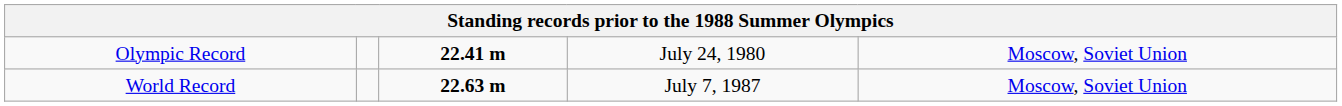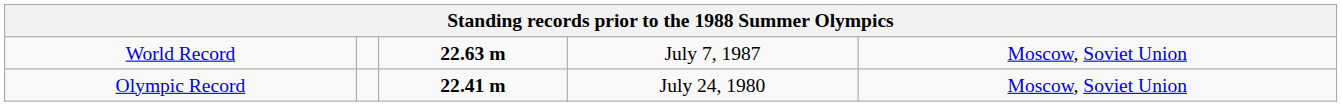rows swapped: (180, 84) <-> (180, 52)
